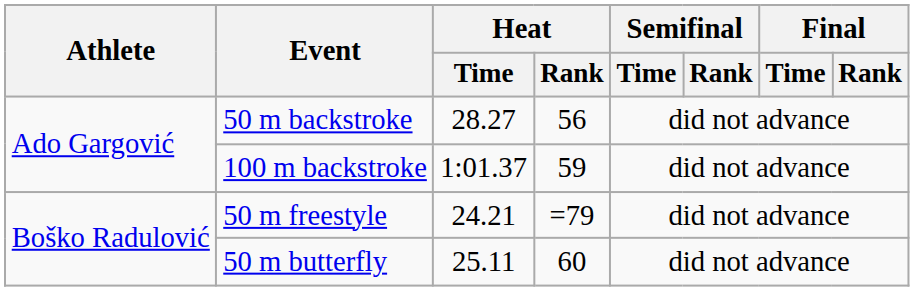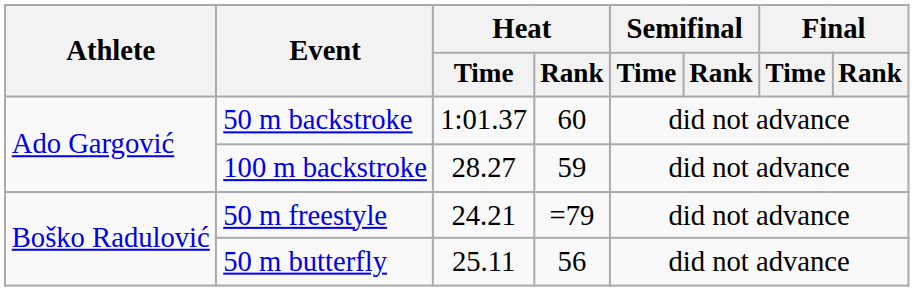(484, 120) 28.27 -> (484, 120) 1:01.37
(572, 120) 56 -> (572, 120) 60
(484, 167) 1:01.37 -> (484, 167) 28.27
(572, 262) 60 -> (572, 262) 56
